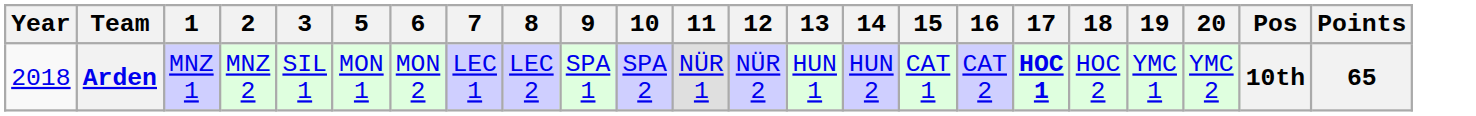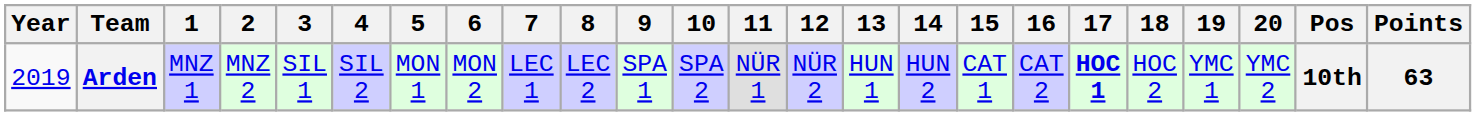+ column: (361, 25)
(41, 77) 2018 -> (41, 77) 2019
(1362, 77) 65 -> (1418, 77) 63
